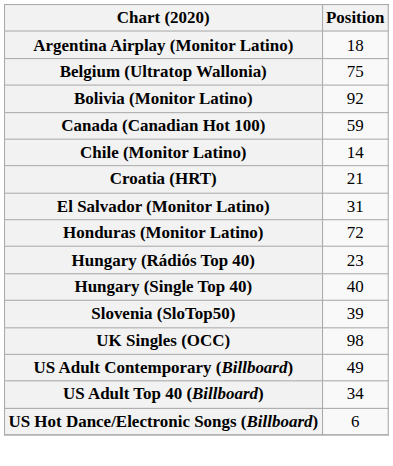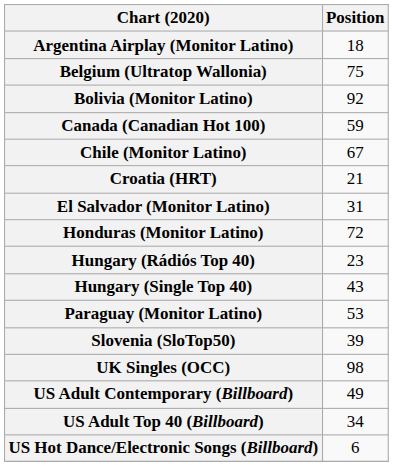(355, 152) 14 -> (355, 152) 67
(355, 286) 40 -> (355, 286) 43
+ row: (163, 313)
